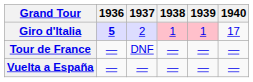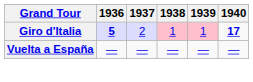(234, 31) normal -> (234, 31) bold
- row: (50, 49)
